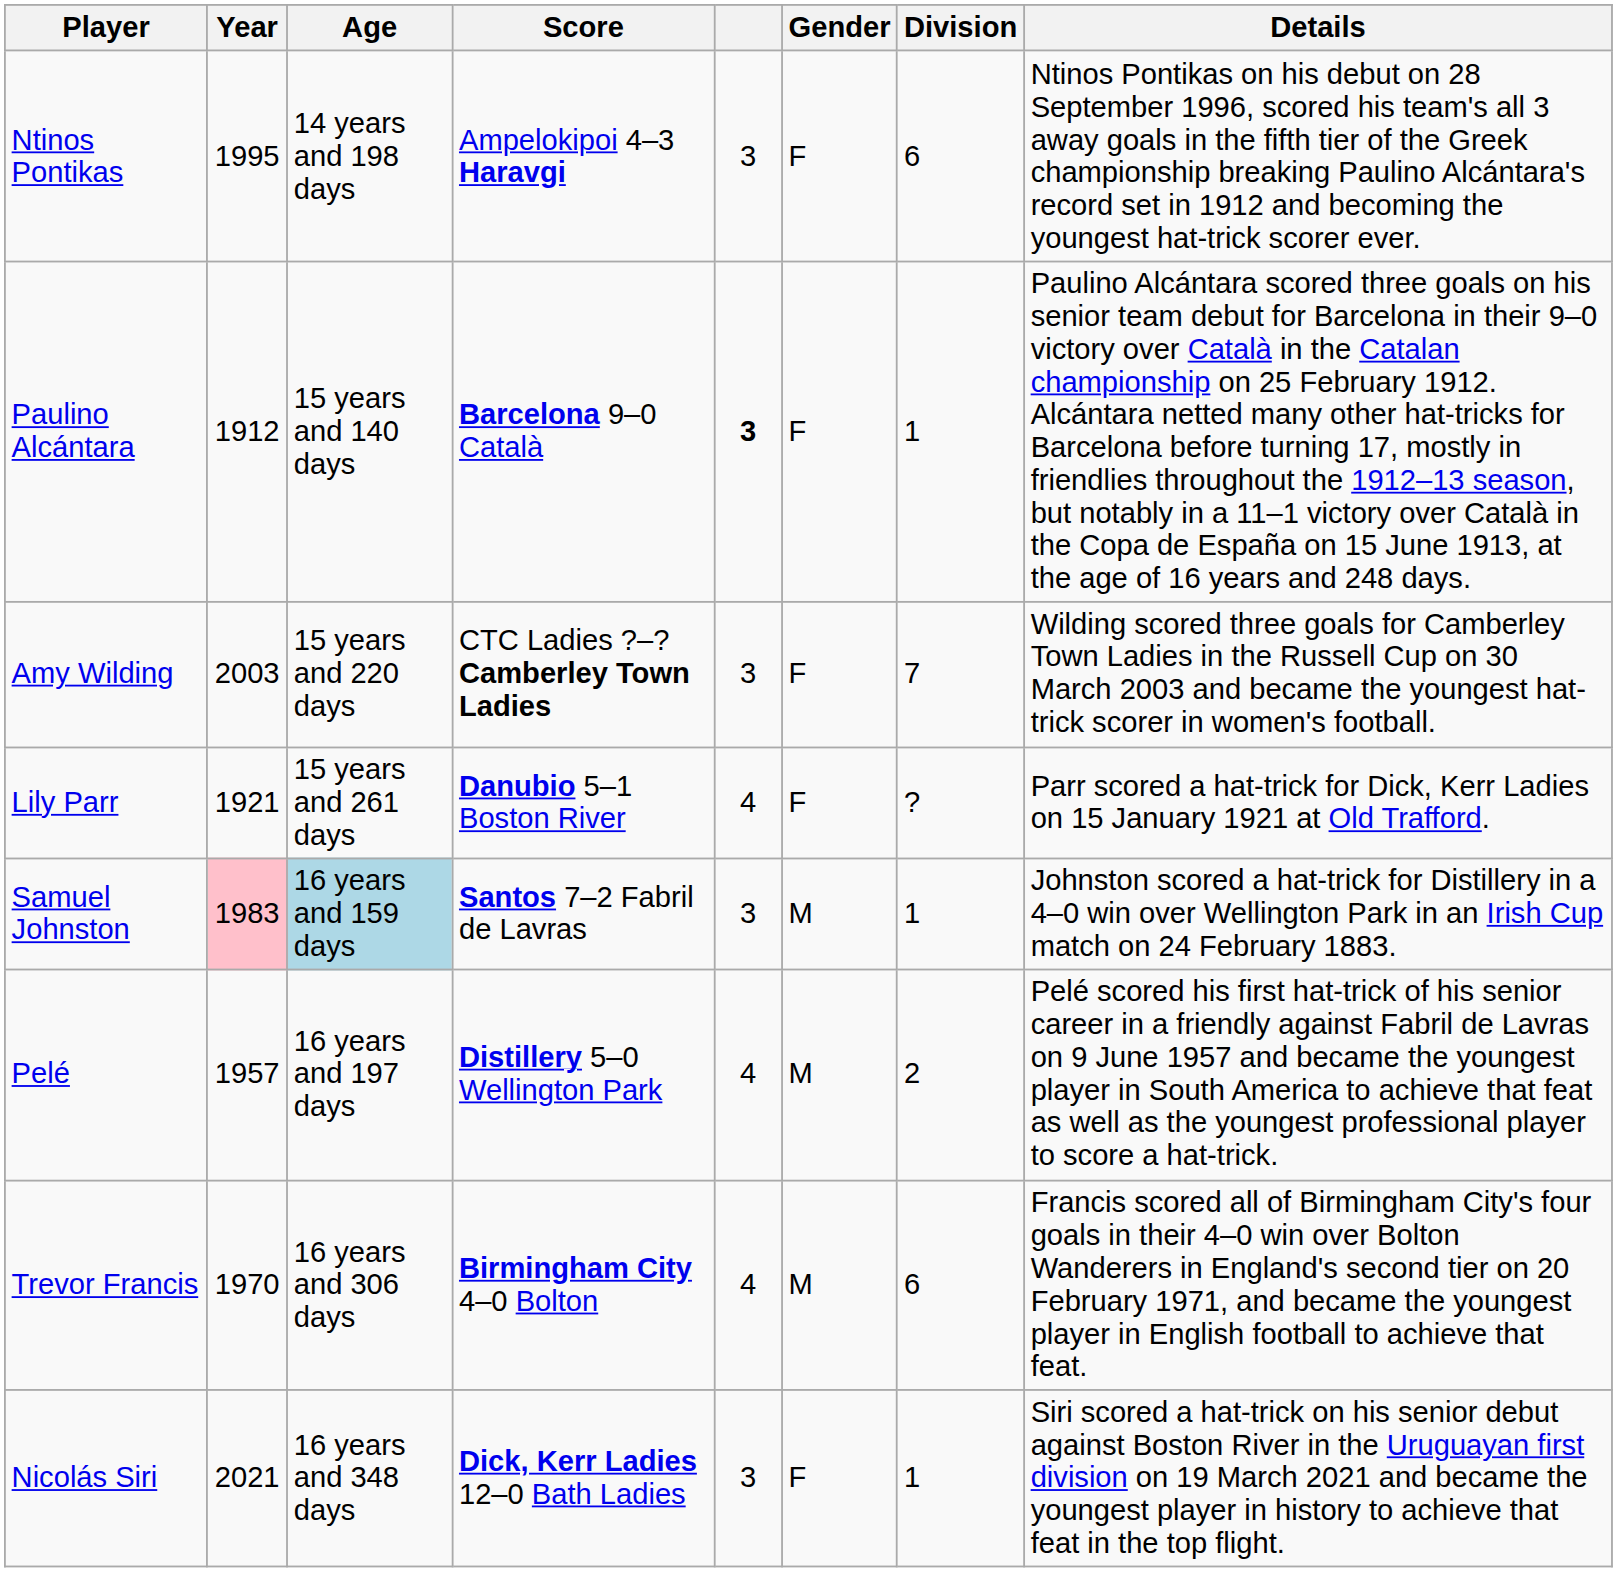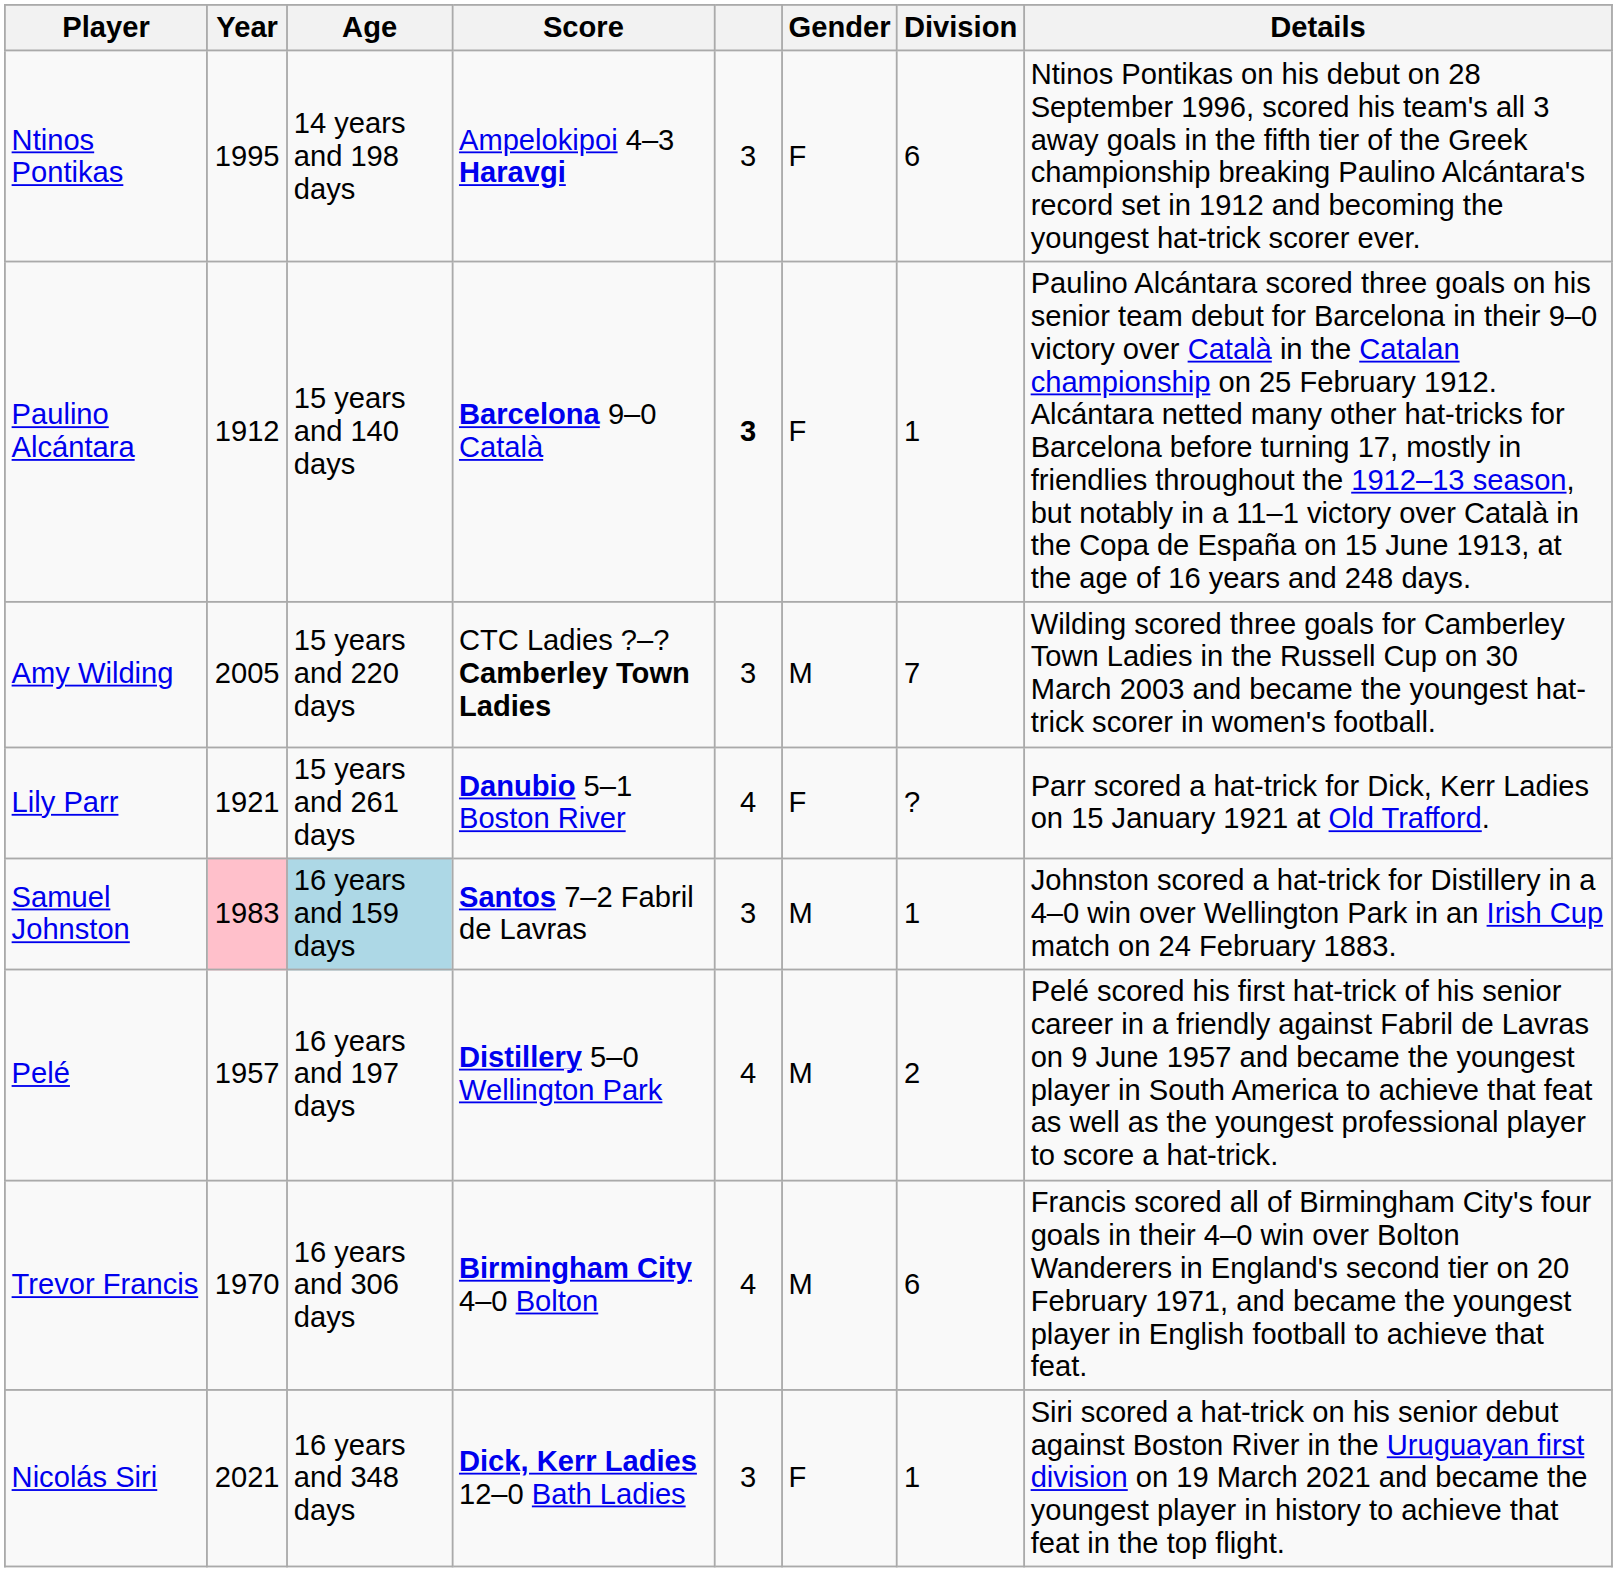(247, 673) 2003 -> (247, 673) 2005
(797, 673) F -> (801, 673) M
